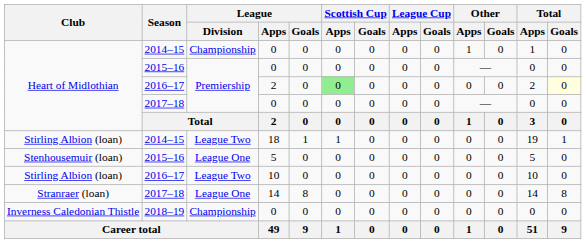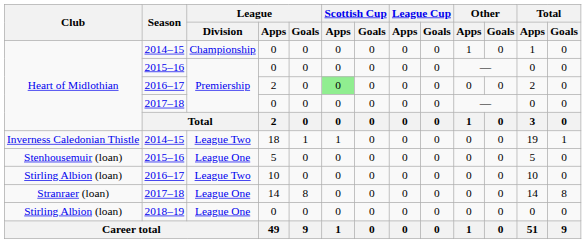(564, 85) lightyellow background -> (564, 85) no background
(73, 139) Stirling Albion (loan) -> (73, 139) Inverness Caledonian Thistle
(73, 211) Inverness Caledonian Thistle -> (73, 211) Stirling Albion (loan)
(223, 211) Championship -> (223, 211) League One
